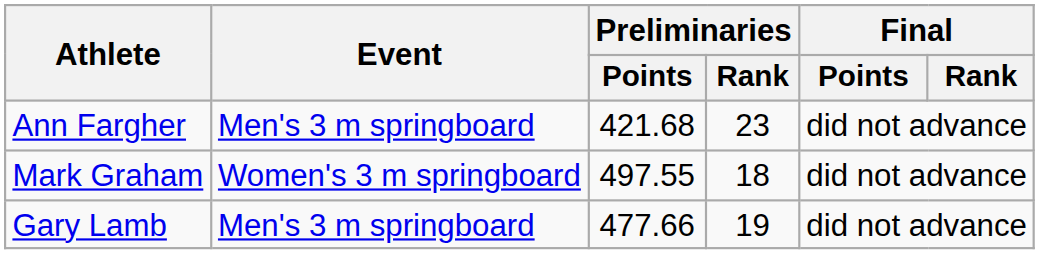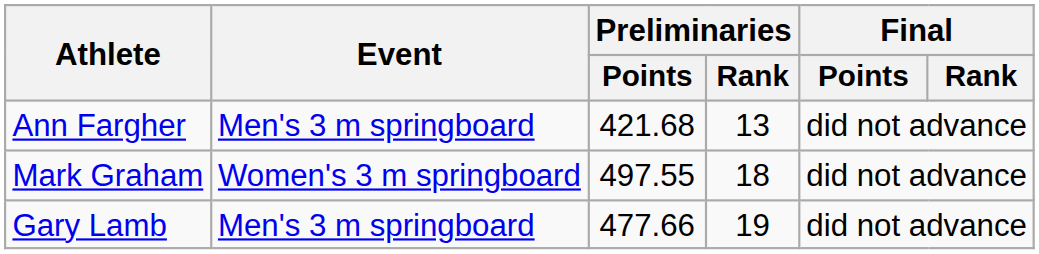(753, 126) 23 -> (753, 126) 13
